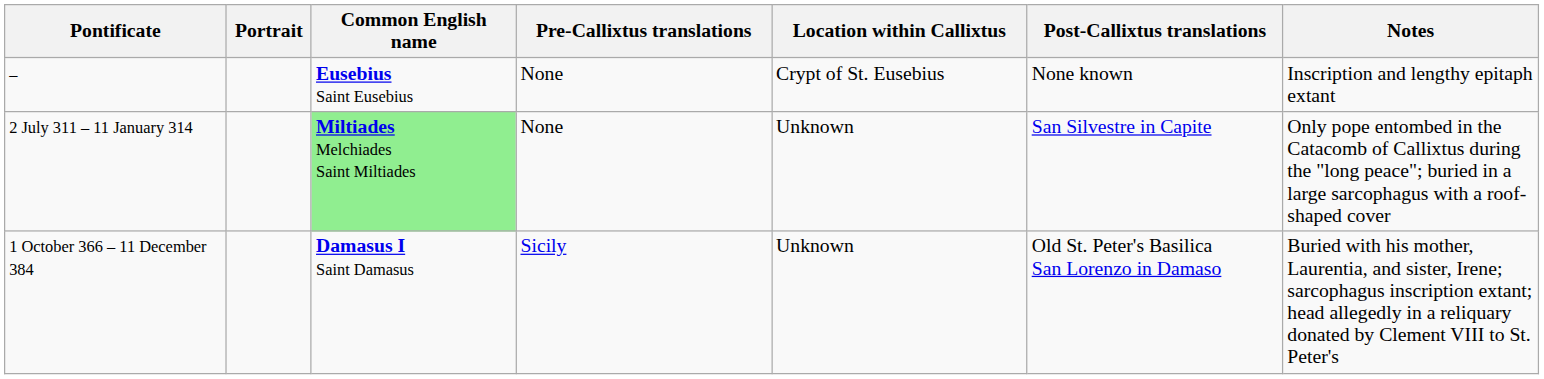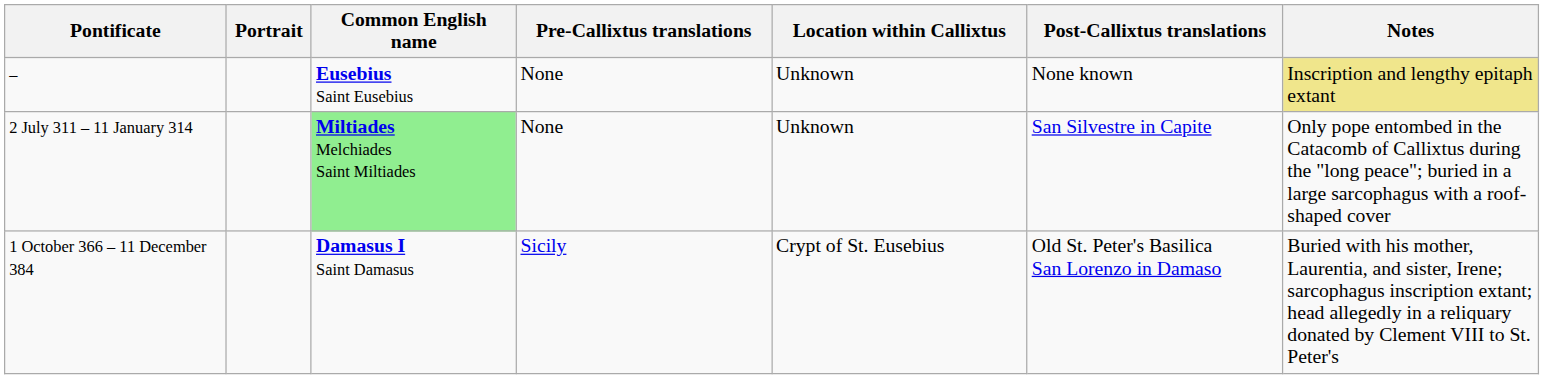(860, 73) Crypt of St. Eusebius -> (815, 73) Unknown
(1410, 84) no background -> (1410, 84) khaki background
(815, 246) Unknown -> (860, 246) Crypt of St. Eusebius
